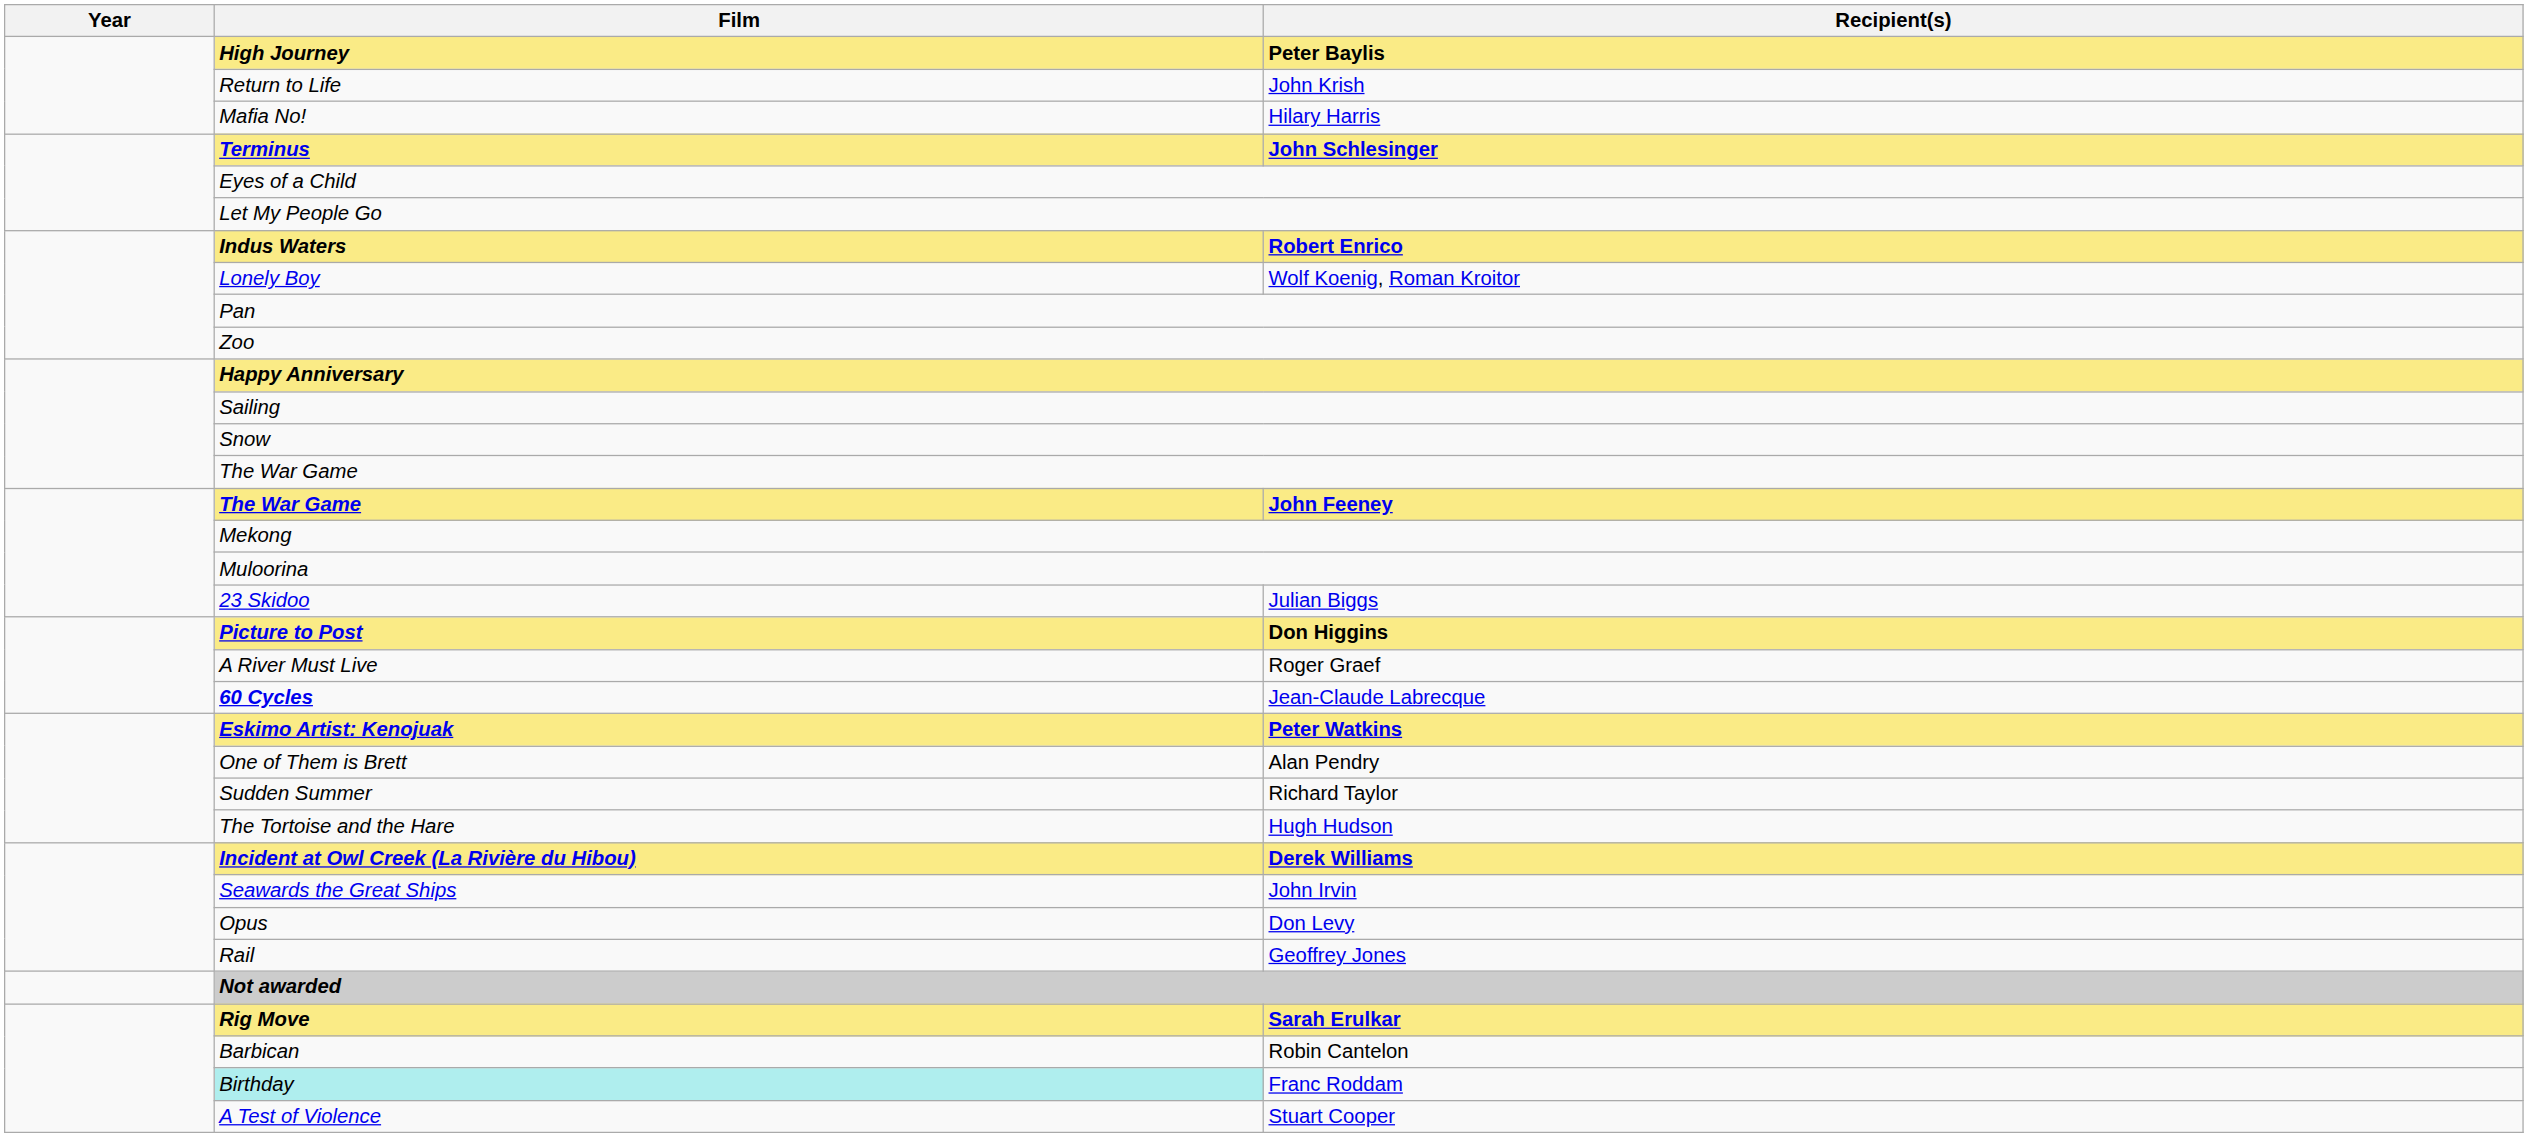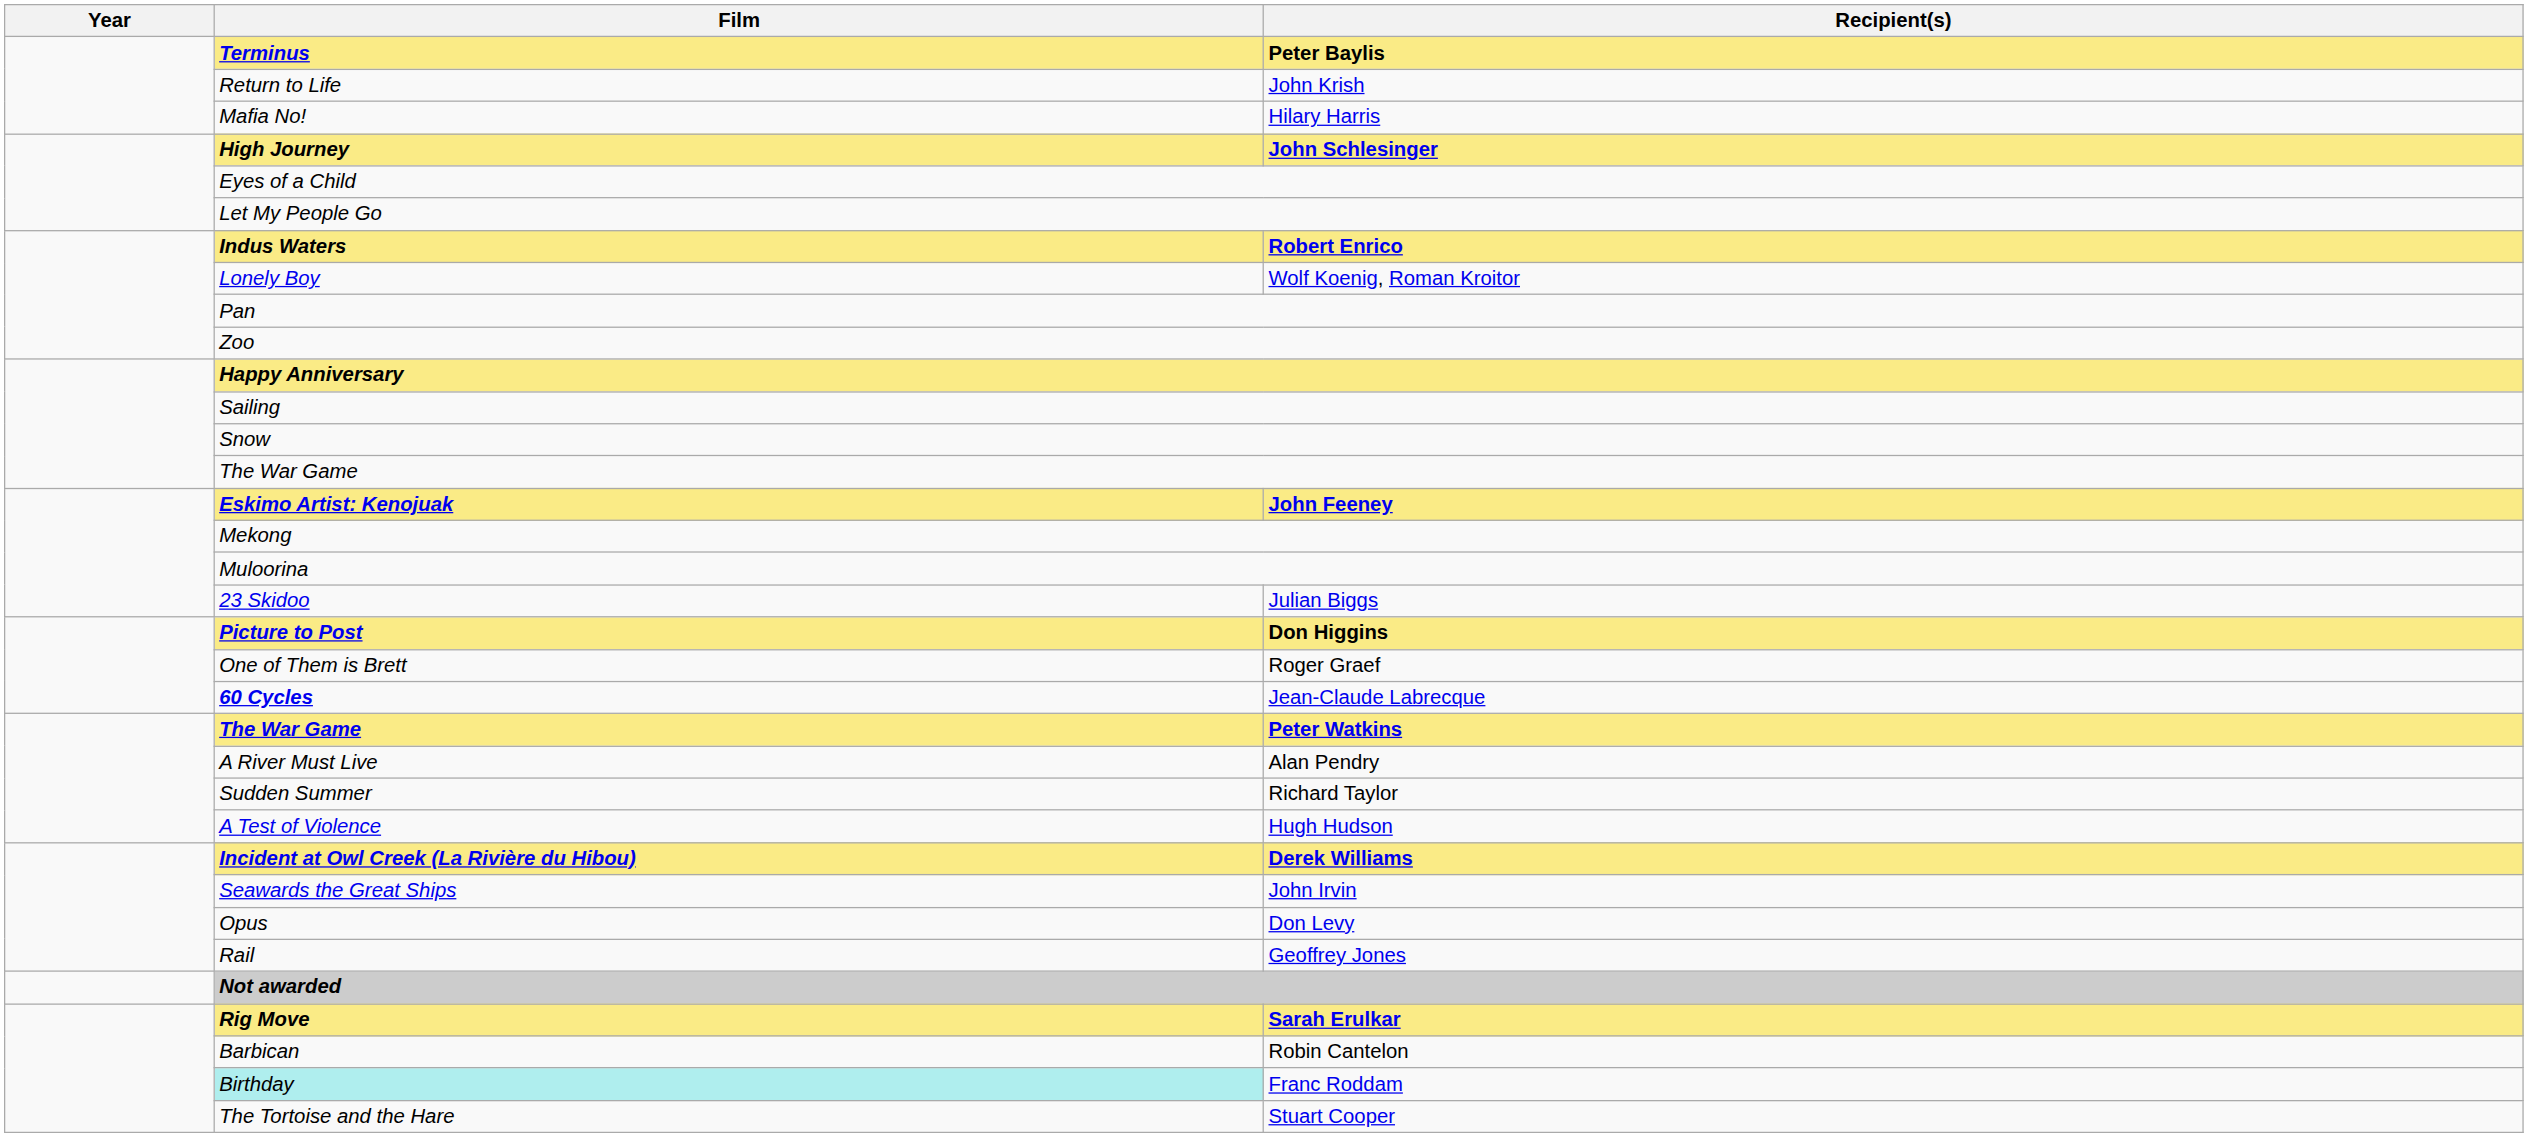(284, 52) High Journey -> (265, 52) Terminus
(265, 149) Terminus -> (284, 149) High Journey
(290, 504) The War Game -> (336, 504) Eskimo Artist: Kenojuak
(298, 665) A River Must Live -> (313, 665) One of Them is Brett
(336, 729) Eskimo Artist: Kenojuak -> (290, 729) The War Game
(313, 761) One of Them is Brett -> (298, 761) A River Must Live
(337, 826) The Tortoise and the Hare -> (300, 826) A Test of Violence
(300, 1116) A Test of Violence -> (337, 1116) The Tortoise and the Hare
